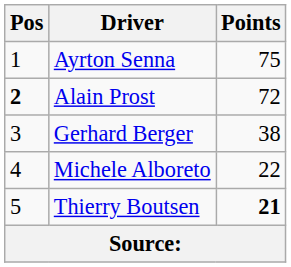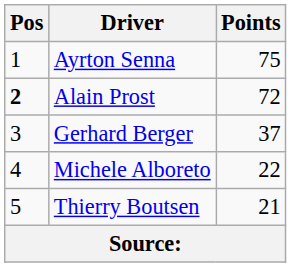(269, 133) 38 -> (269, 133) 37
(269, 207) bold -> (269, 207) normal
